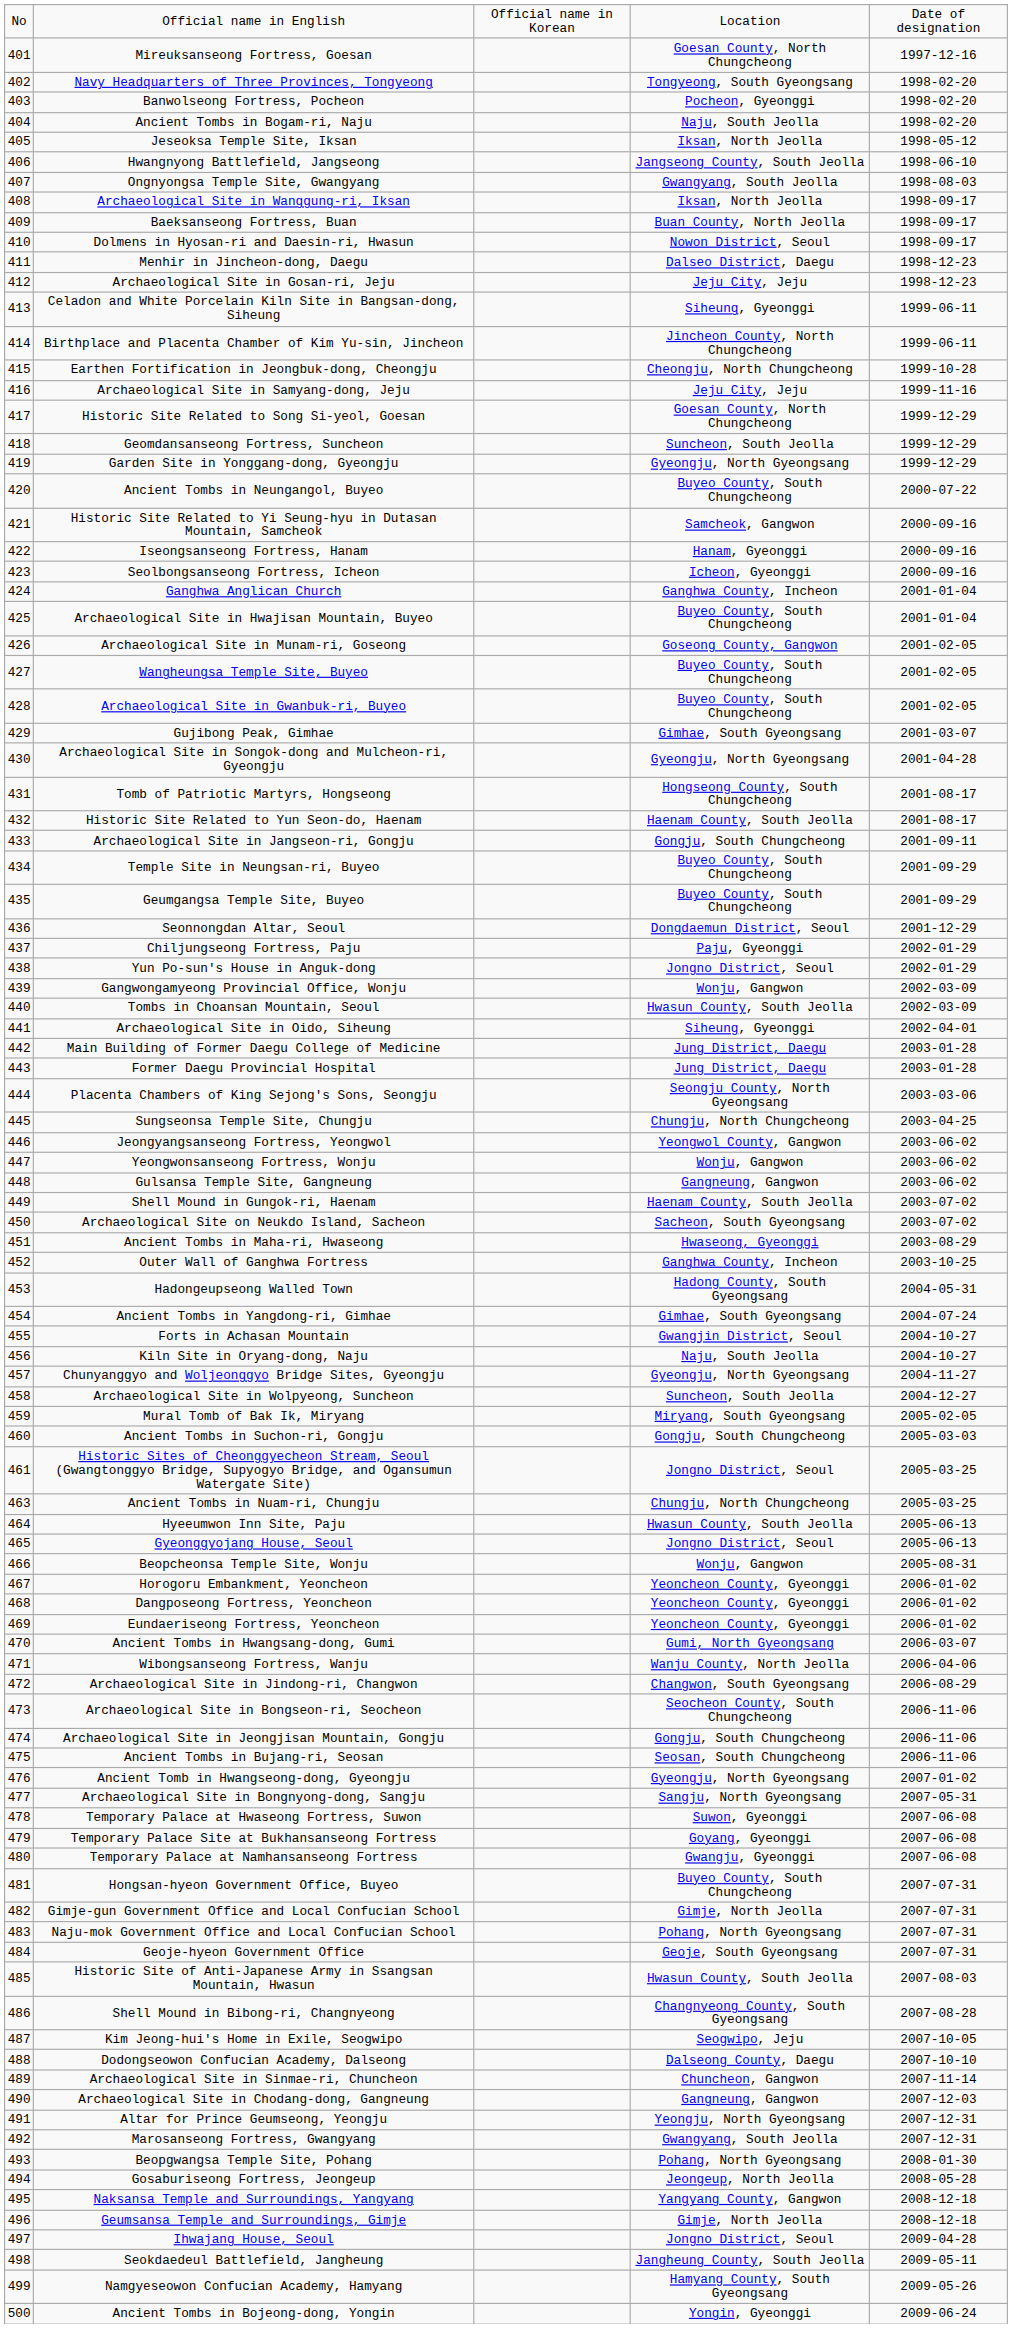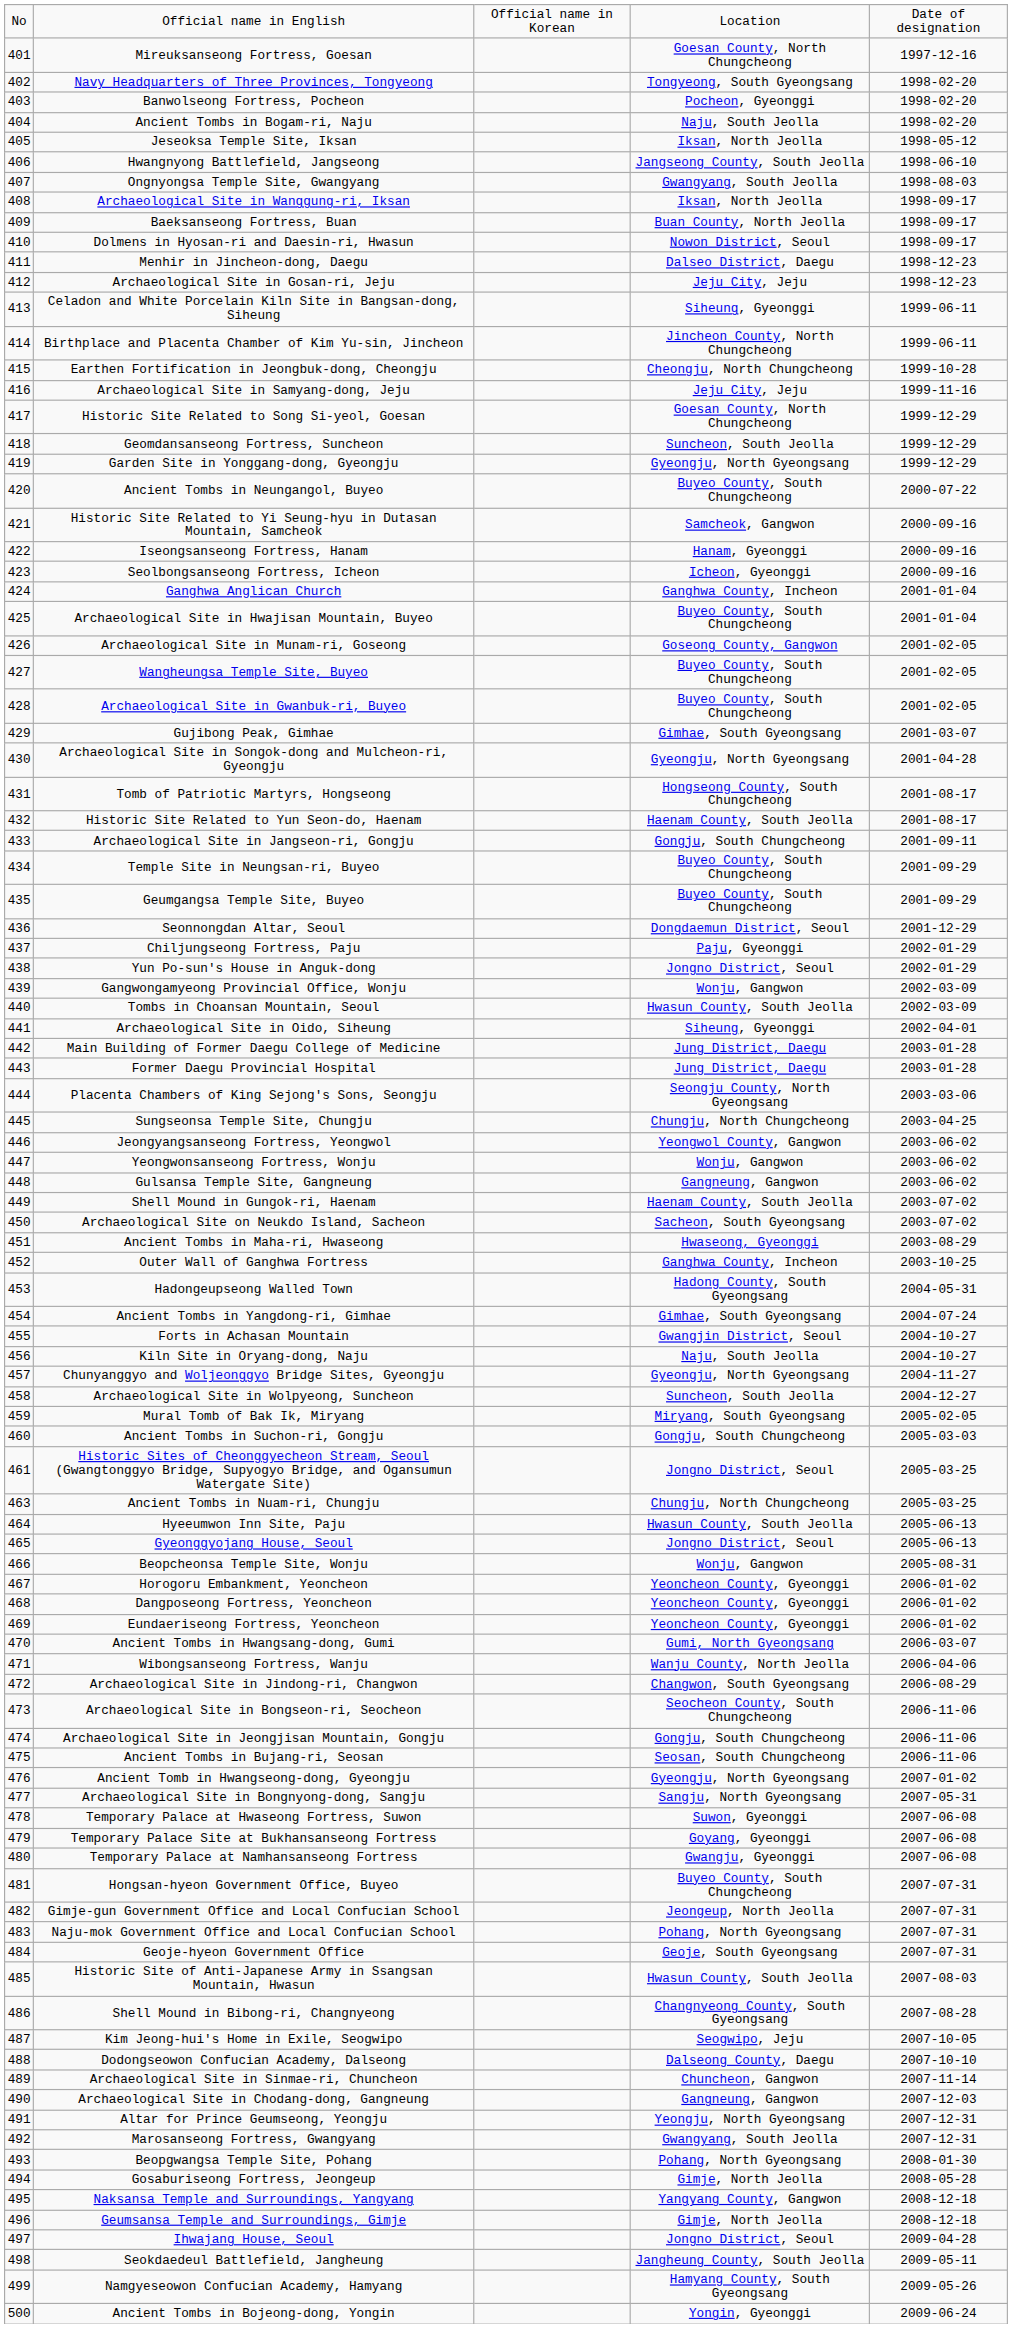(750, 1912) Gimje, North Jeolla -> (750, 1912) Jeongeup, North Jeolla
(750, 2180) Jeongeup, North Jeolla -> (750, 2180) Gimje, North Jeolla
